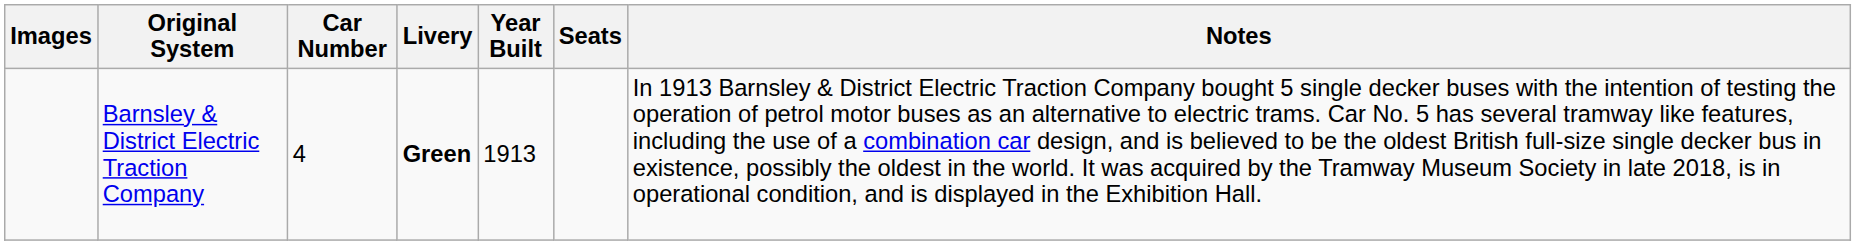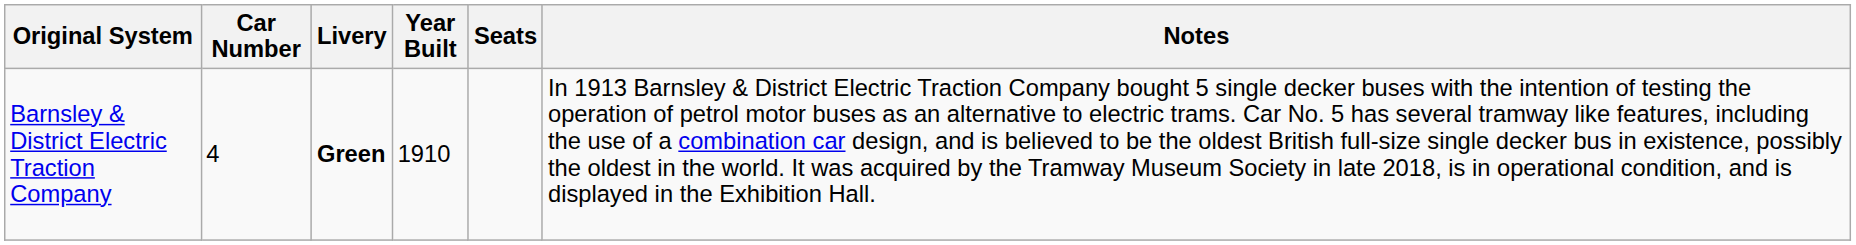- column: (51, 36)
(510, 154) 1913 -> (424, 154) 1910
